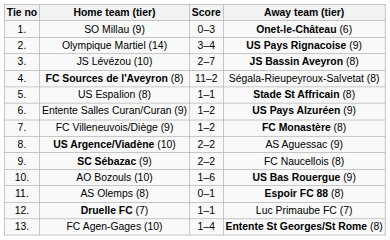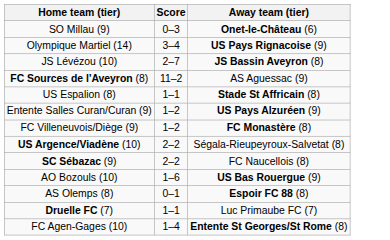- column: (22, 12)
(304, 78) Ségala-Rieupeyroux-Salvetat (8) -> (269, 78) AS Aguessac (9)
(304, 144) AS Aguessac (9) -> (269, 144) Ségala-Rieupeyroux-Salvetat (8)
